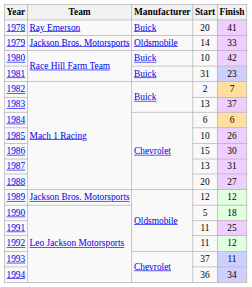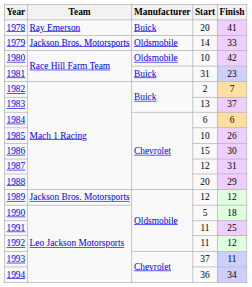(145, 58) Buick -> (156, 58) Oldsmobile
(205, 166) 13 -> (205, 166) 12
(232, 182) 27 -> (232, 182) 29
